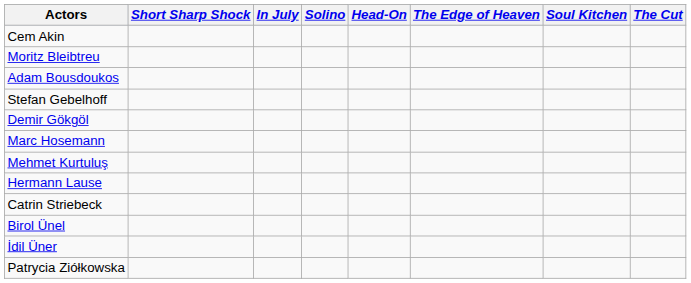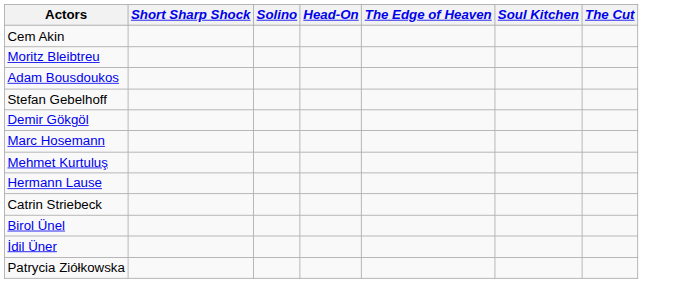- column: (278, 15)
